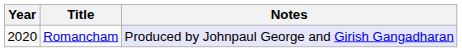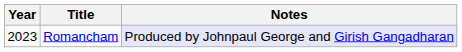(22, 36) 2020 -> (22, 36) 2023
